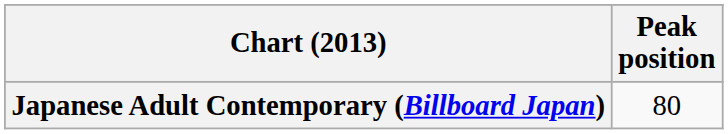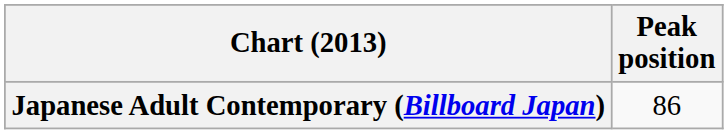(667, 104) 80 -> (667, 104) 86
